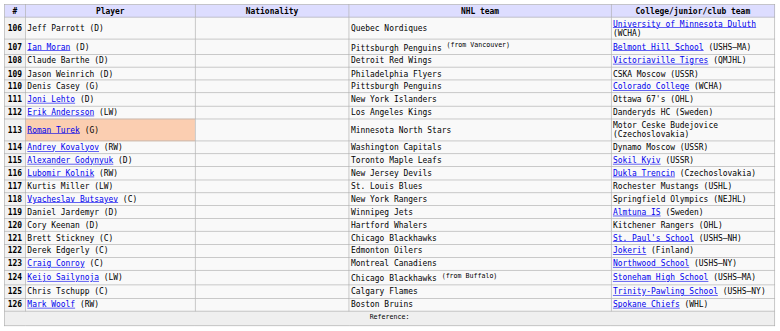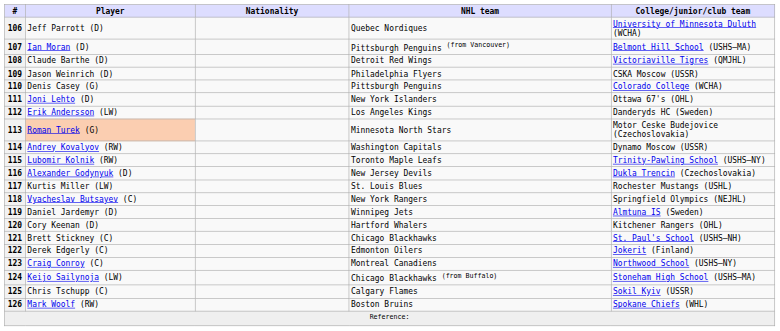(80, 160) Alexander Godynyuk (D) -> (73, 160) Lubomir Kolnik (RW)
(653, 160) Sokil Kyiv (USSR) -> (689, 160) Trinity-Pawling School (USHS–NY)
(73, 173) Lubomir Kolnik (RW) -> (80, 173) Alexander Godynyuk (D)
(689, 292) Trinity-Pawling School (USHS–NY) -> (653, 292) Sokil Kyiv (USSR)
